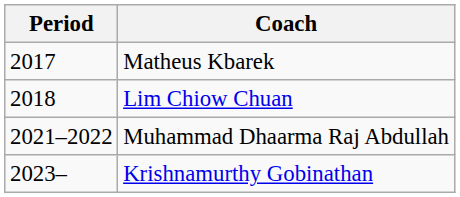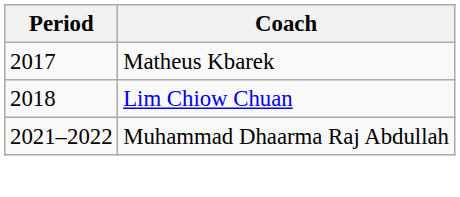- row: (248, 173)
